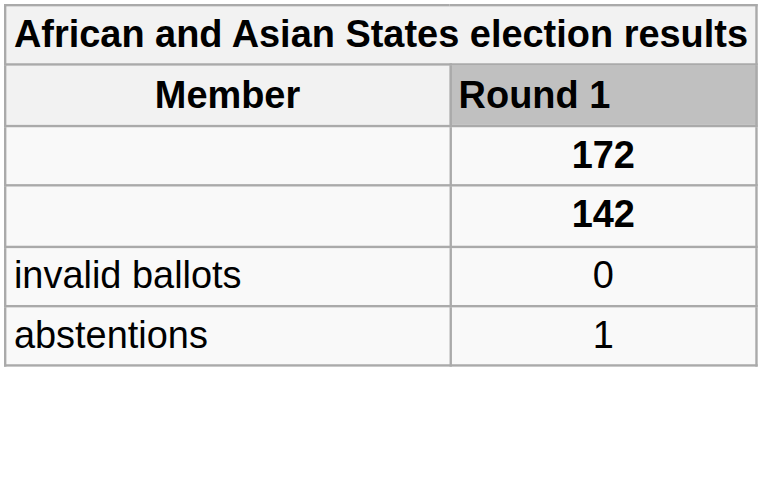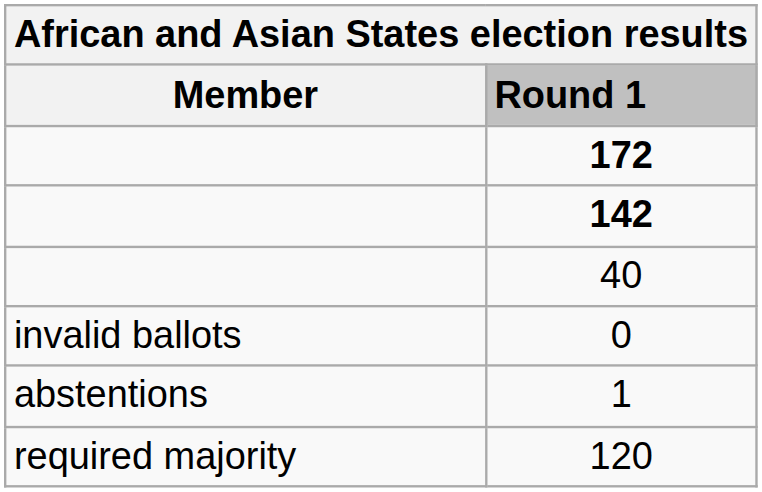+ row: (621, 275)
+ row: (621, 455)
